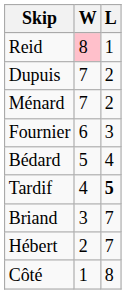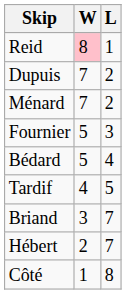(83, 132) 6 -> (83, 132) 5
(109, 189) bold -> (109, 189) normal
